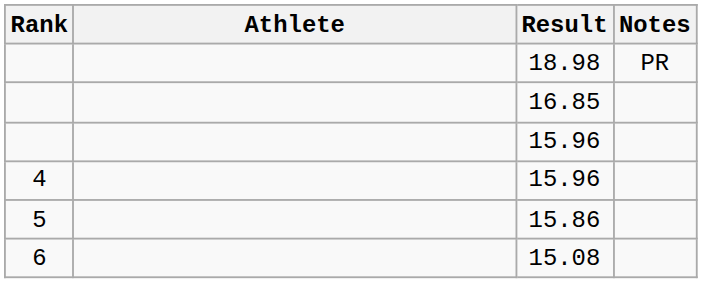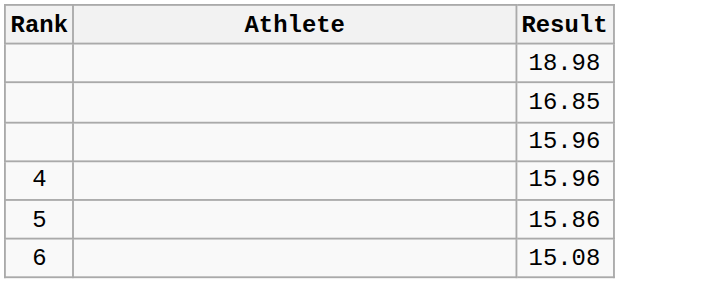- column: (655, 24)
